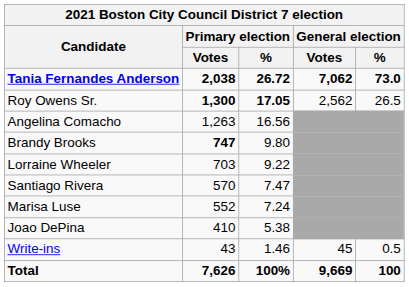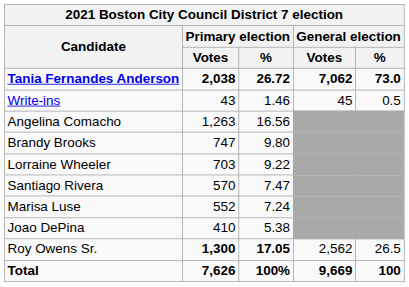rows swapped: (52, 100) <-> (34, 249)
(224, 143) bold -> (224, 143) normal
